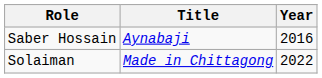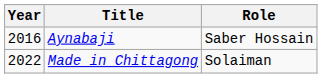columns swapped: (297, 16) <-> (62, 16)
